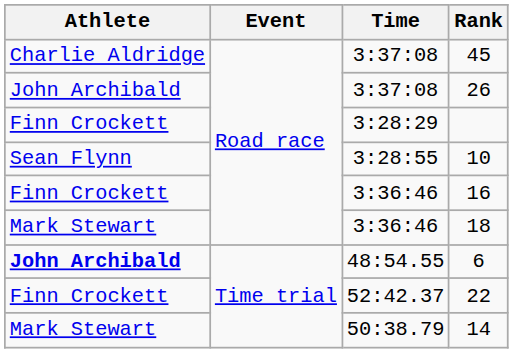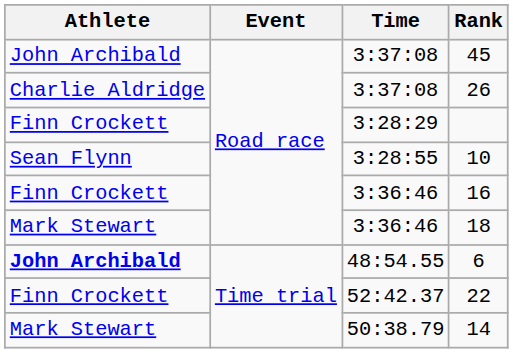(107, 56) Charlie Aldridge -> (95, 56) John Archibald
(95, 90) John Archibald -> (107, 90) Charlie Aldridge
